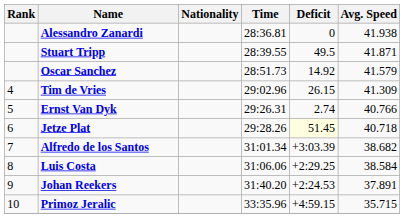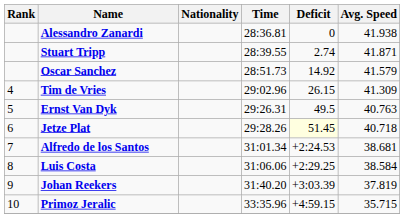(325, 52) 49.5 -> (325, 52) 2.74
(325, 109) 2.74 -> (325, 109) 49.5
(381, 109) 40.766 -> (381, 109) 40.763
(314, 147) +3:03.39 -> (314, 147) +2:24.53
(381, 147) 38.682 -> (381, 147) 38.681
(314, 185) +2:24.53 -> (314, 185) +3:03.39
(381, 185) 37.891 -> (381, 185) 37.819
